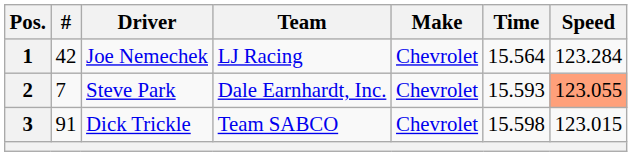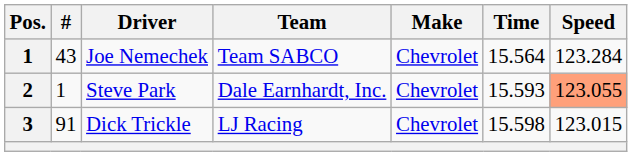(66, 56) 42 -> (66, 56) 43
(260, 56) LJ Racing -> (278, 56) Team SABCO
(61, 90) 7 -> (61, 90) 1
(278, 124) Team SABCO -> (260, 124) LJ Racing
